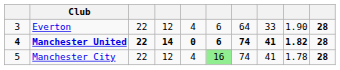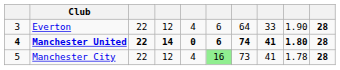(296, 42) 1.82 -> (296, 42) 1.80
(245, 57) 74 -> (245, 57) 73
